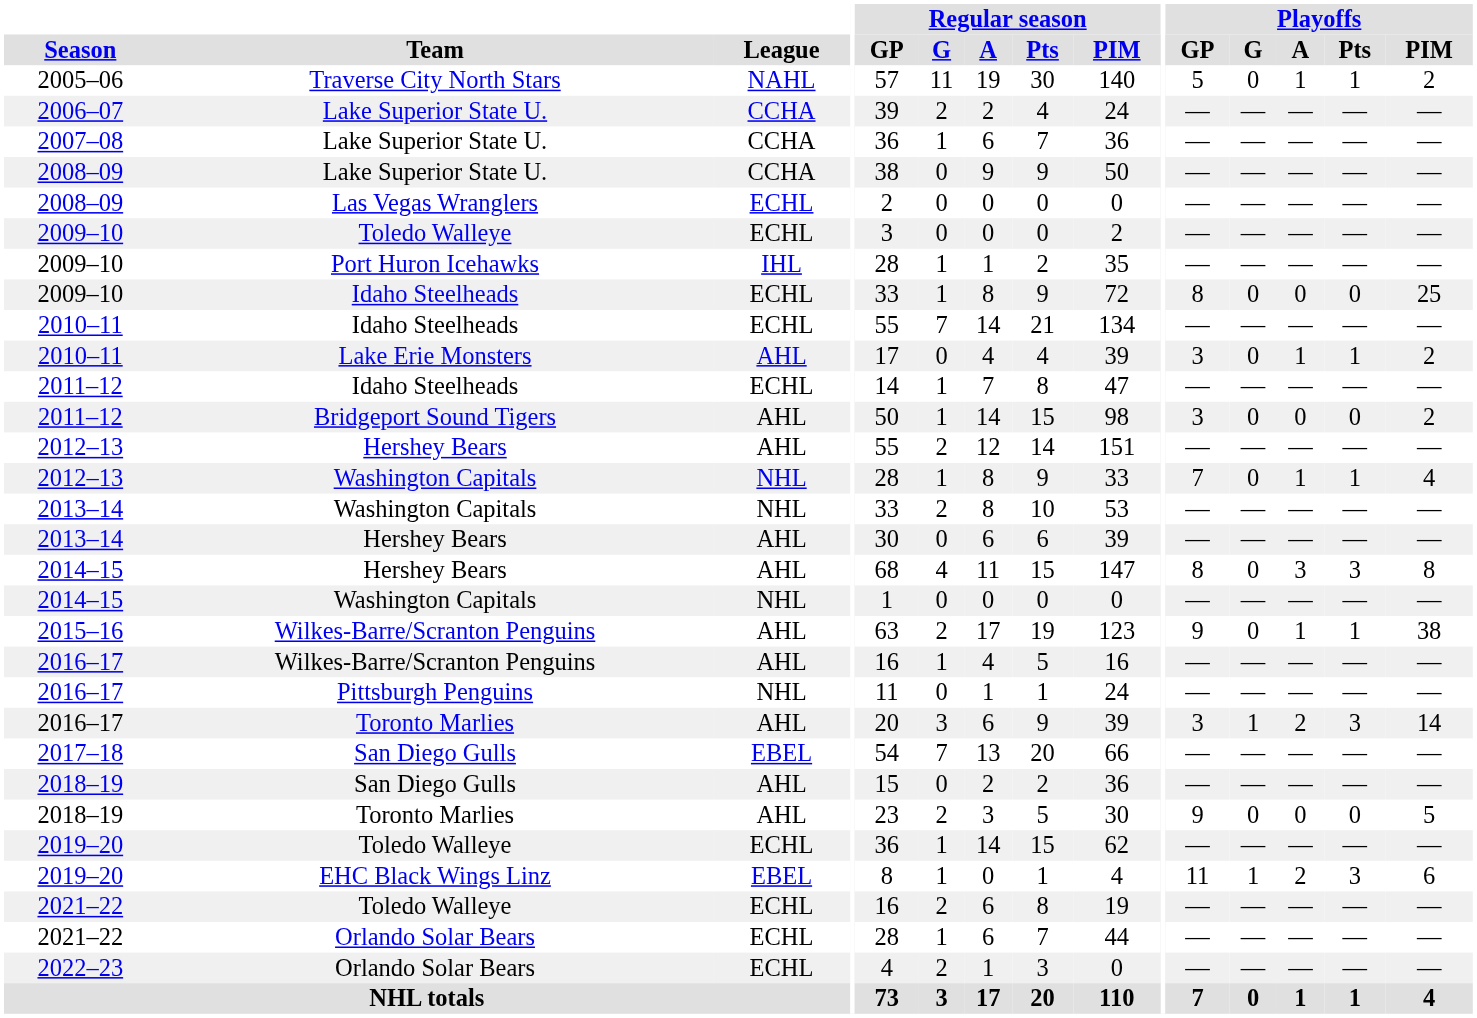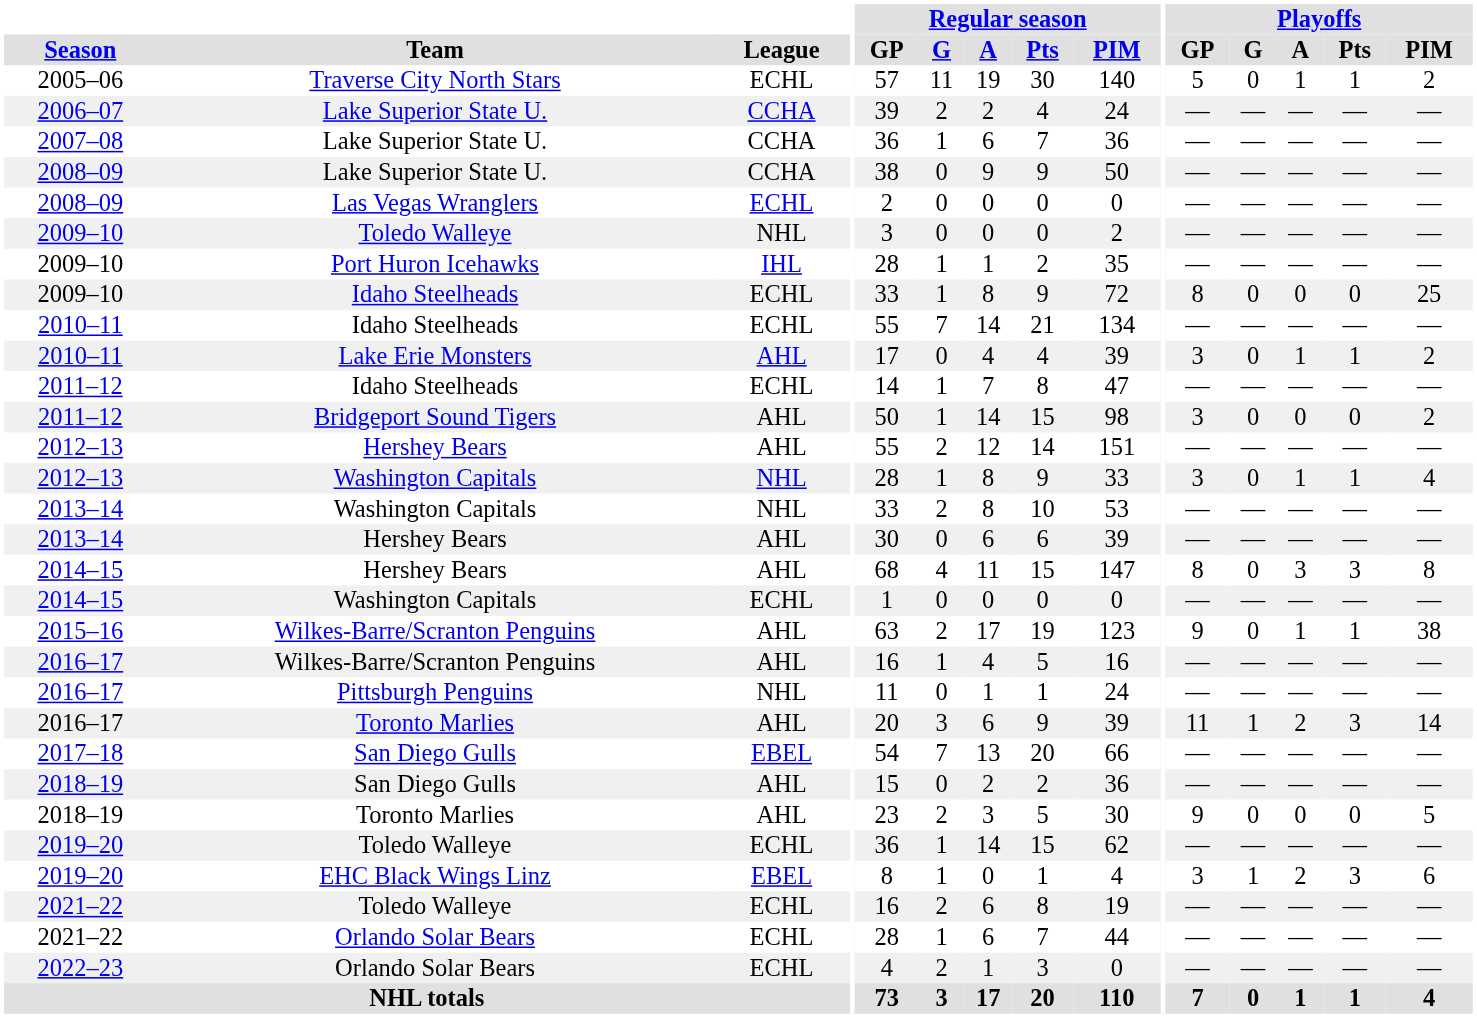(782, 80) NAHL -> (782, 80) ECHL
(782, 233) ECHL -> (782, 233) NHL
(1197, 478) 7 -> (1197, 478) 3
(782, 600) NHL -> (782, 600) ECHL
(1197, 722) 3 -> (1197, 722) 11
(1197, 875) 11 -> (1197, 875) 3
